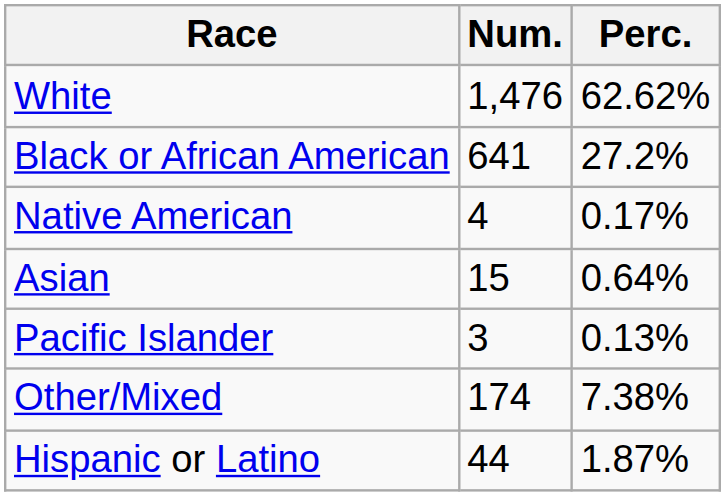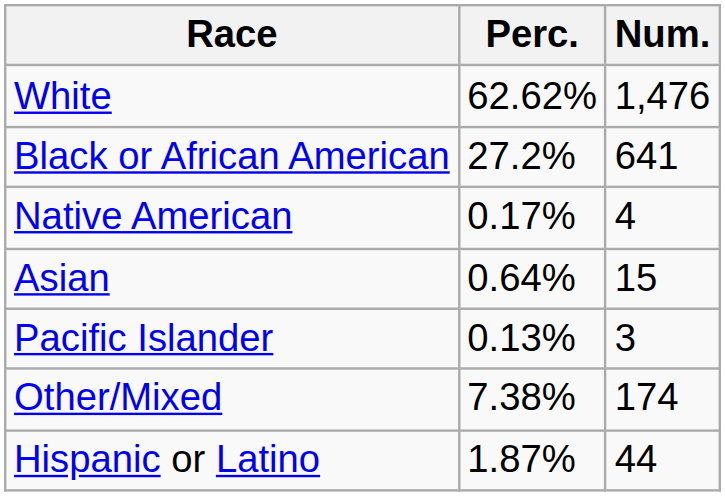columns swapped: (515, 34) <-> (646, 34)
